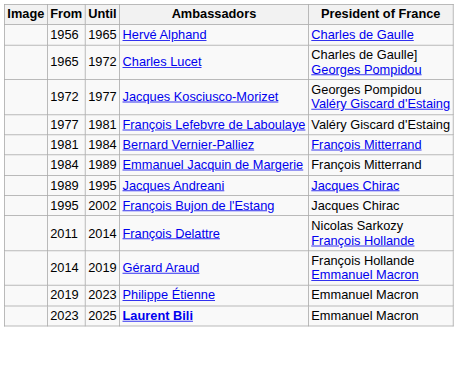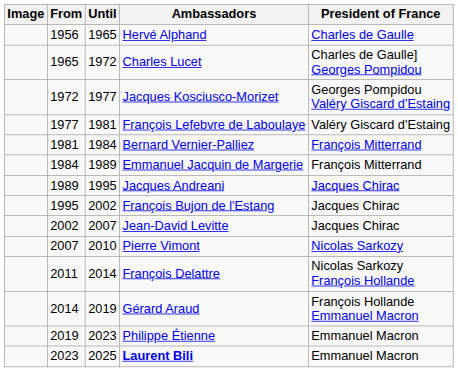+ row: (176, 226)
+ row: (161, 246)
